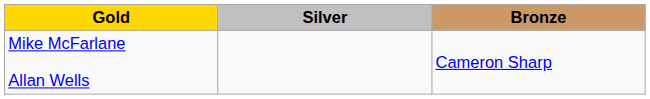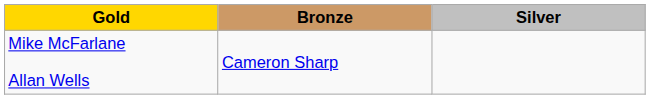columns swapped: (325, 17) <-> (538, 17)
